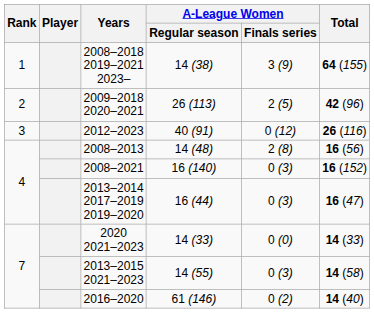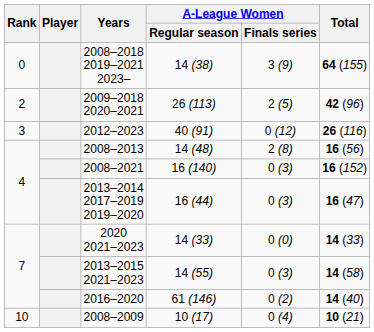(22, 65) 1 -> (22, 65) 0
+ row: (114, 317)
